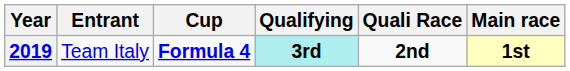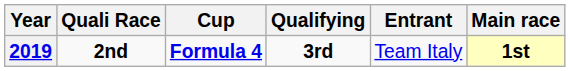columns swapped: (105, 20) <-> (412, 20)
(306, 51) paleturquoise background -> (318, 51) no background
